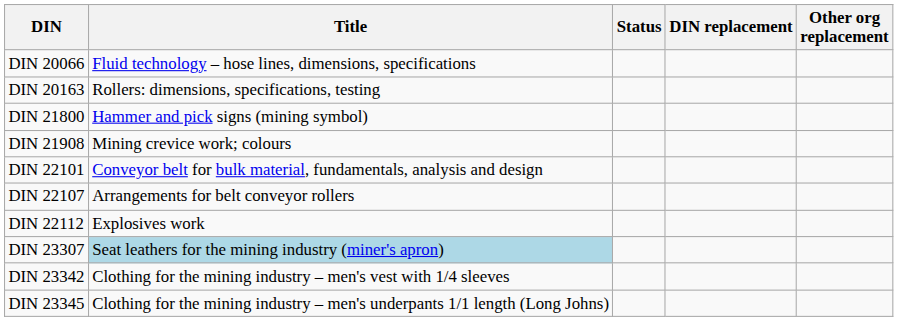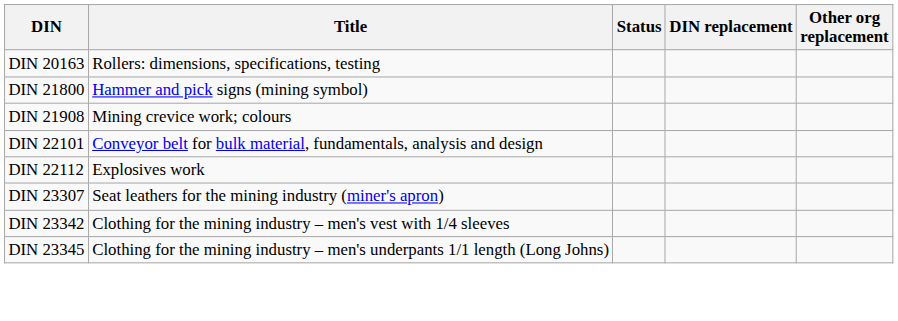- row: (46, 63)
- row: (46, 196)
(268, 249) lightblue background -> (268, 196) no background
